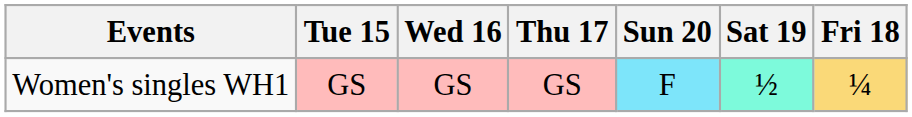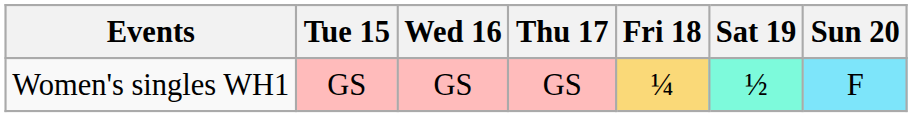columns swapped: (860, 31) <-> (667, 31)
